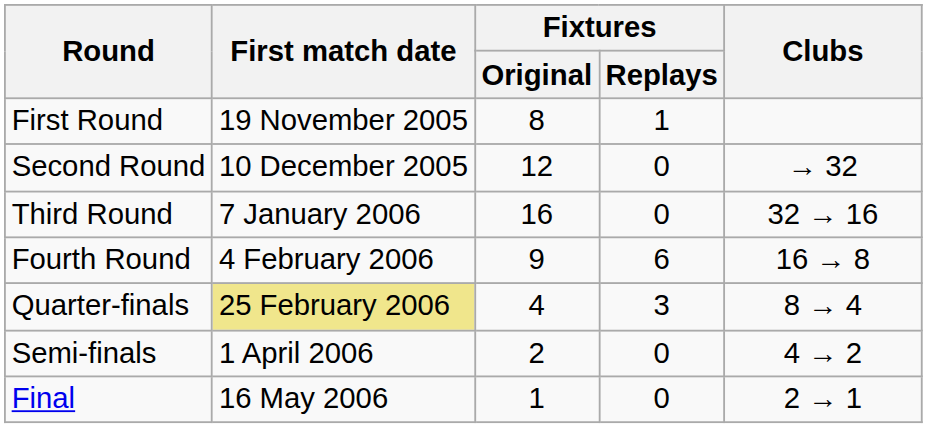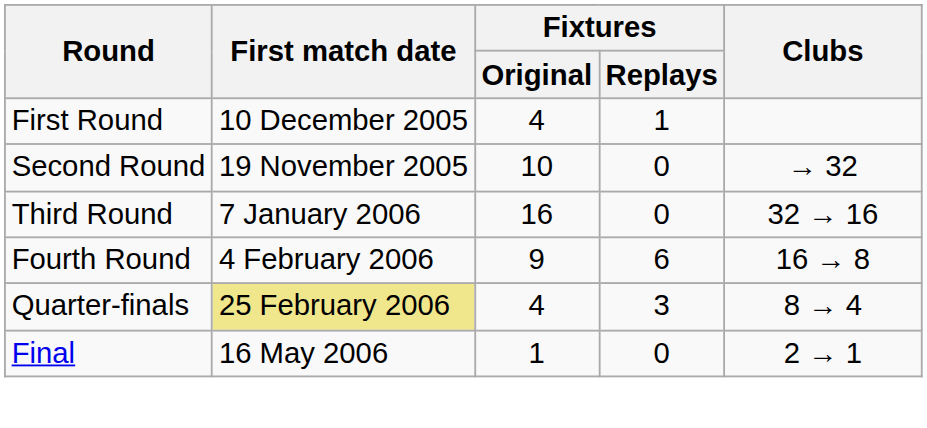(343, 120) 19 November 2005 -> (343, 120) 10 December 2005
(537, 120) 8 -> (537, 120) 4
(343, 167) 10 December 2005 -> (343, 167) 19 November 2005
(537, 167) 12 -> (537, 167) 10
- row: (84, 352)
